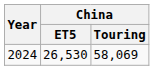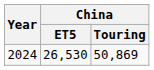(116, 55) 58,069 -> (116, 55) 50,869
